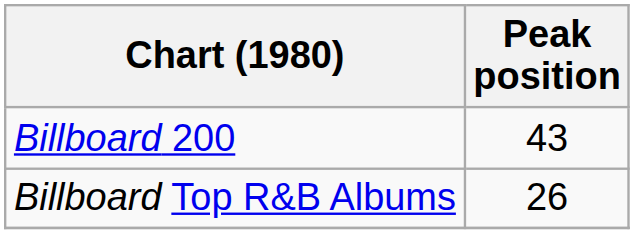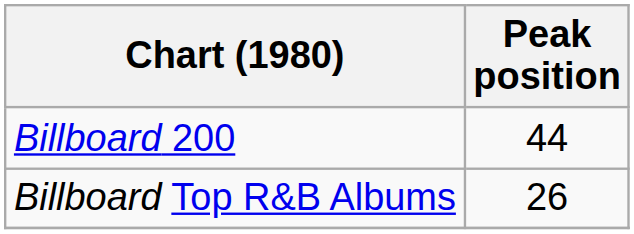(547, 137) 43 -> (547, 137) 44
